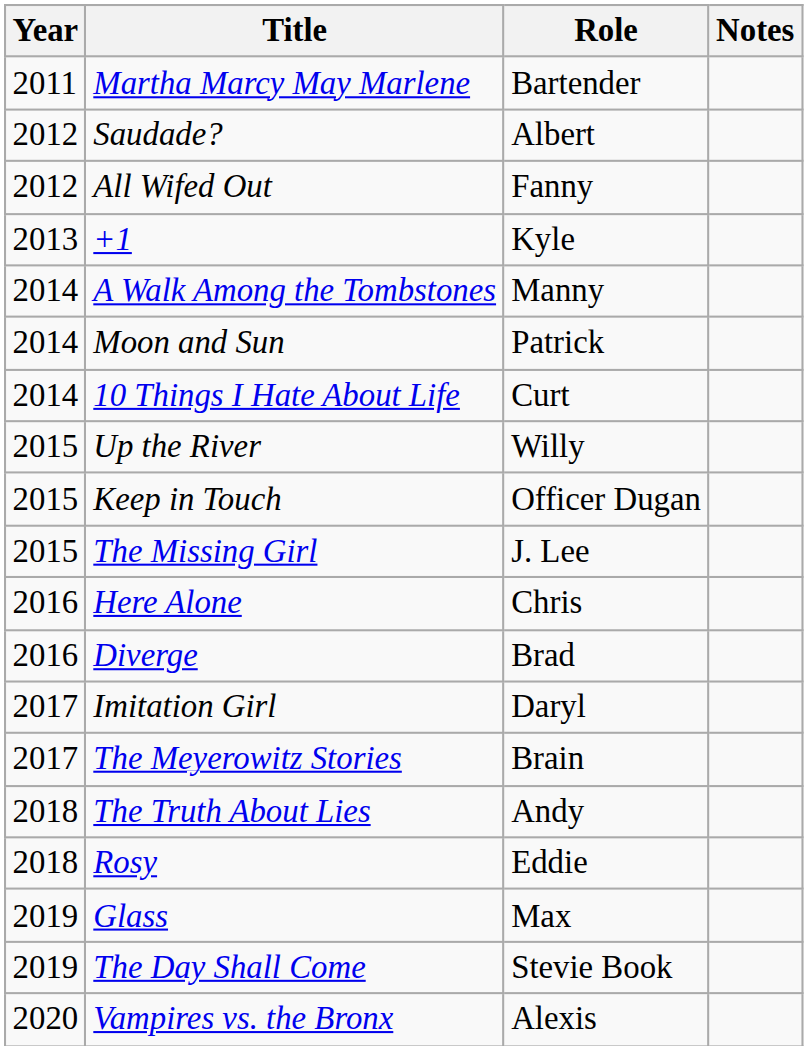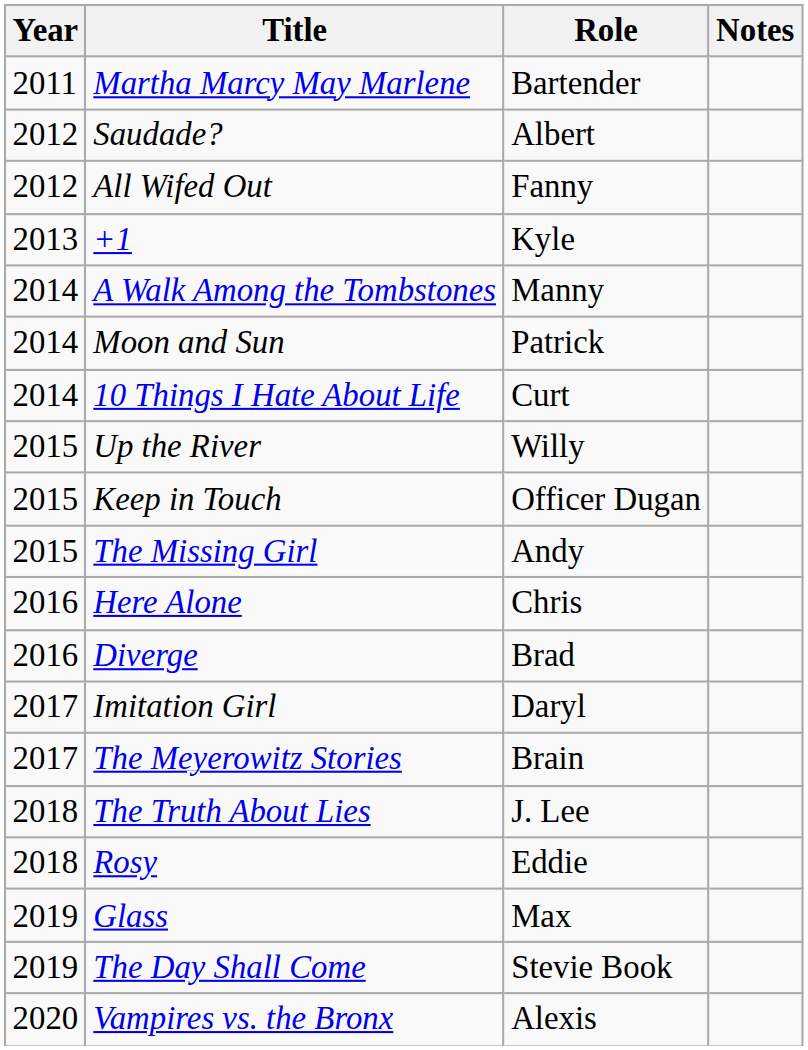(550, 550) J. Lee -> (548, 550) Andy
(548, 810) Andy -> (550, 810) J. Lee
